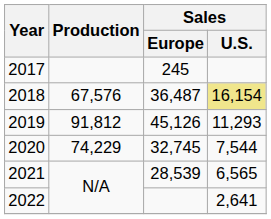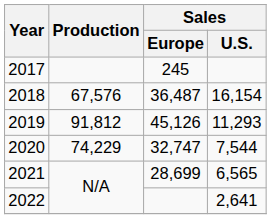(237, 95) khaki background -> (237, 95) no background
(176, 148) 32,745 -> (176, 148) 32,747
(176, 174) 28,539 -> (176, 174) 28,699
